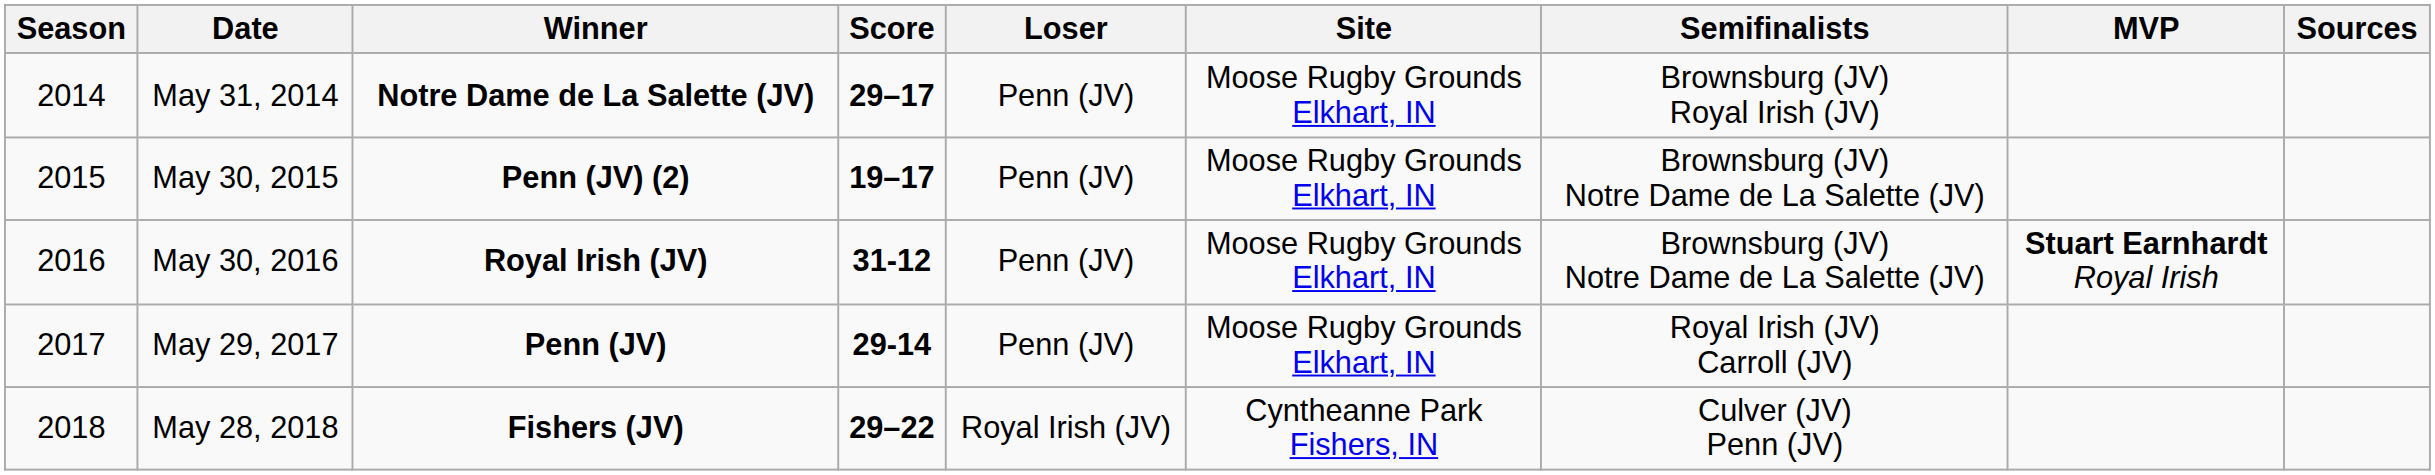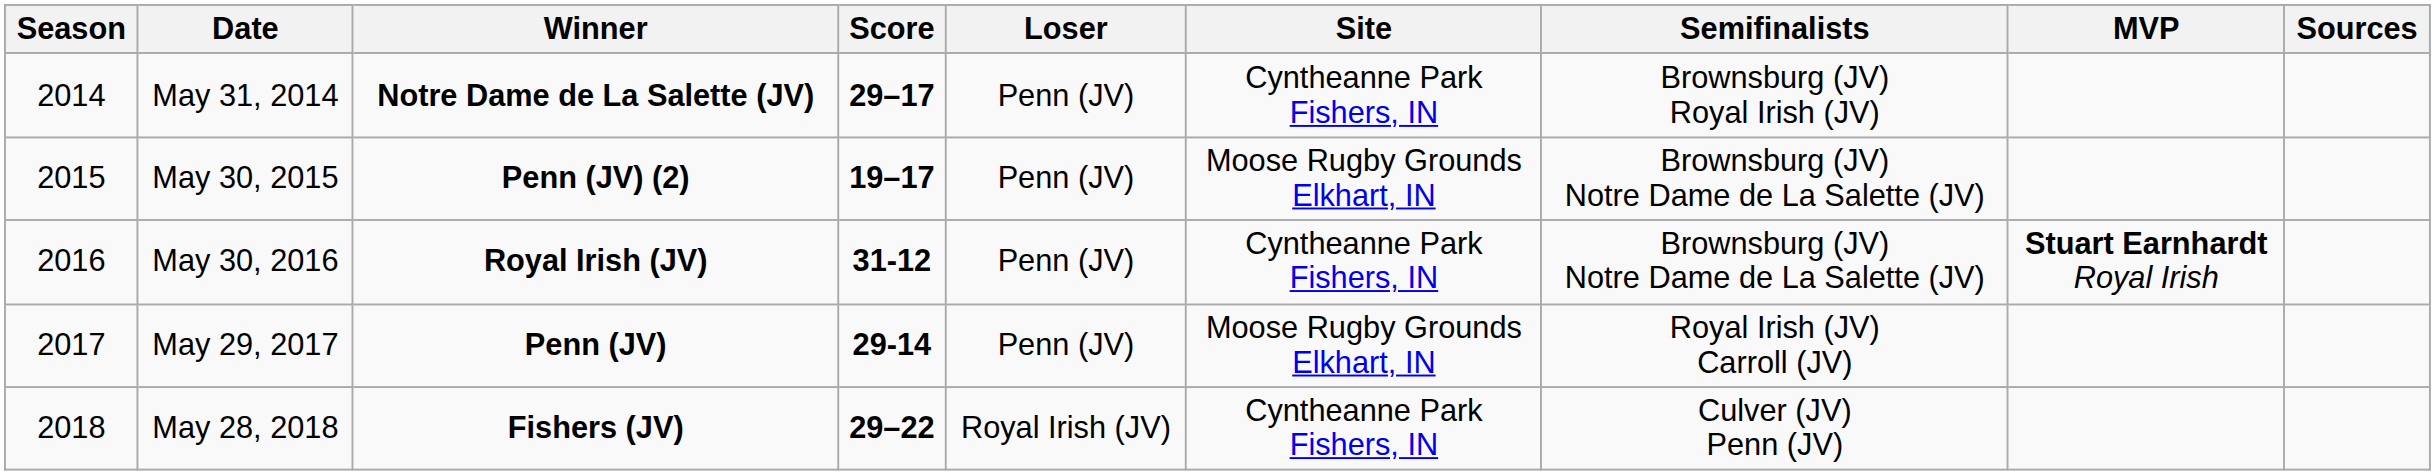(1364, 94) Moose Rugby Grounds Elkhart, IN -> (1364, 94) Cyntheanne Park Fishers, IN
(1364, 261) Moose Rugby Grounds Elkhart, IN -> (1364, 261) Cyntheanne Park Fishers, IN
